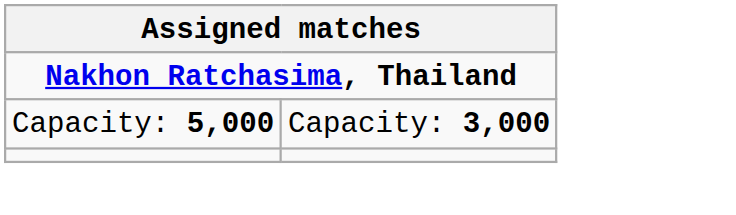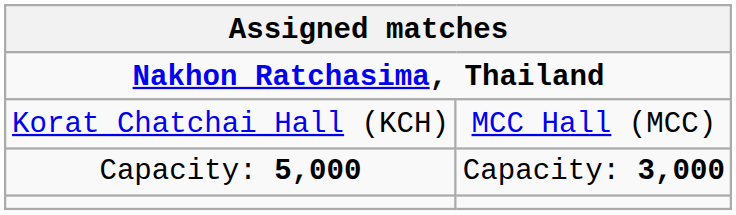+ row: (231, 124)
